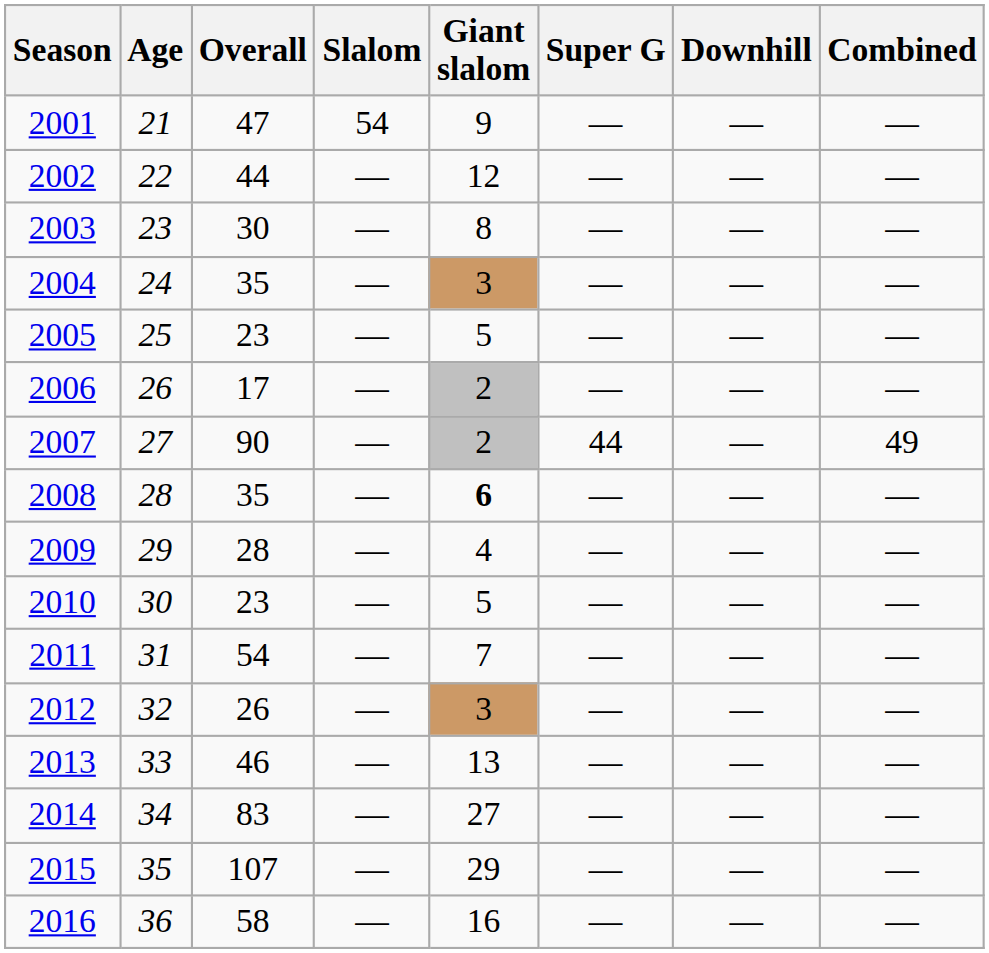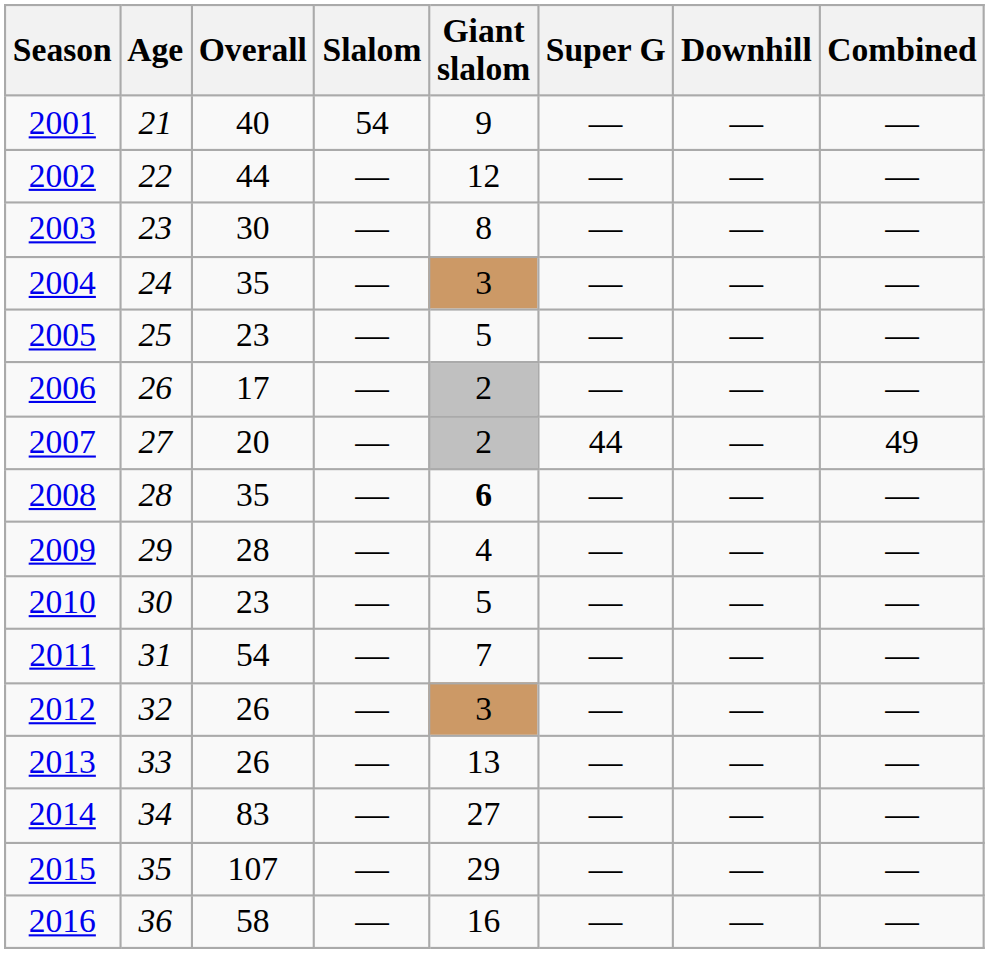(253, 122) 47 -> (253, 122) 40
(253, 441) 90 -> (253, 441) 20
(253, 761) 46 -> (253, 761) 26
